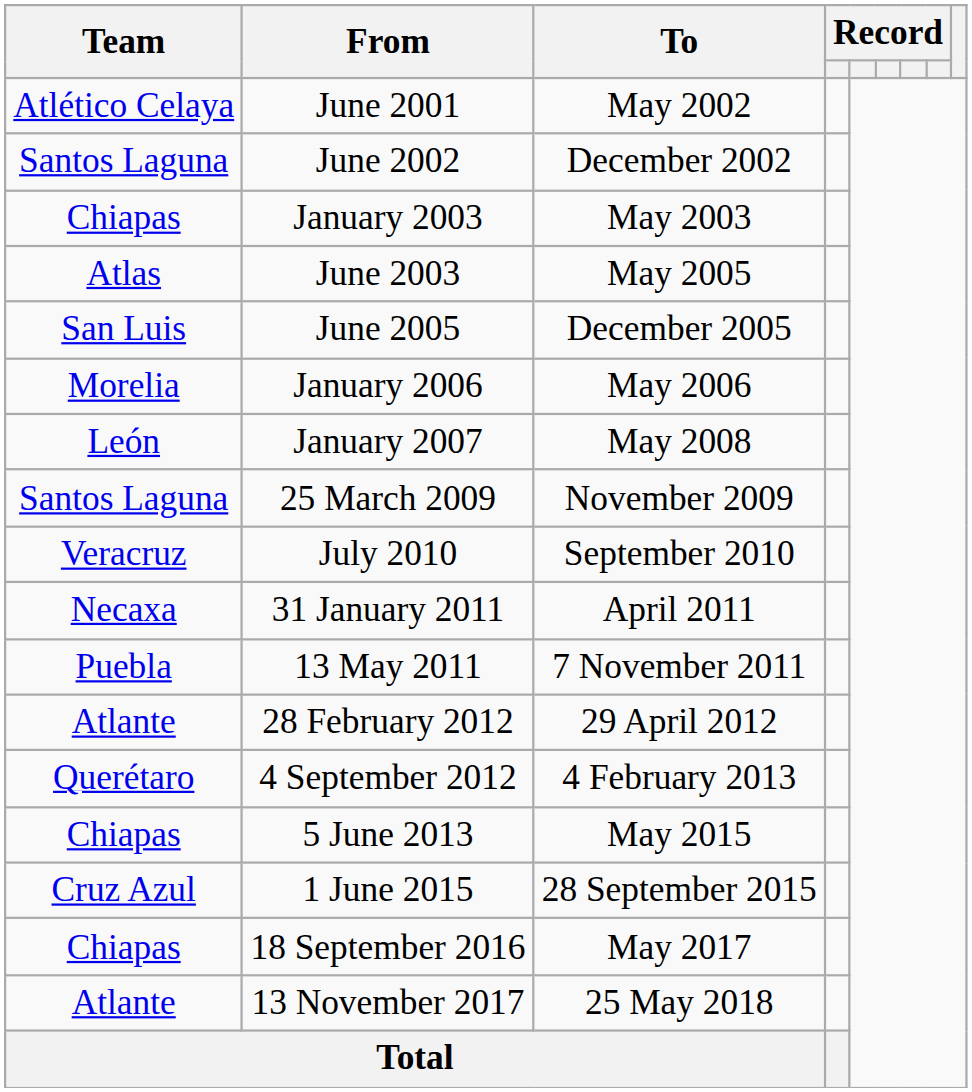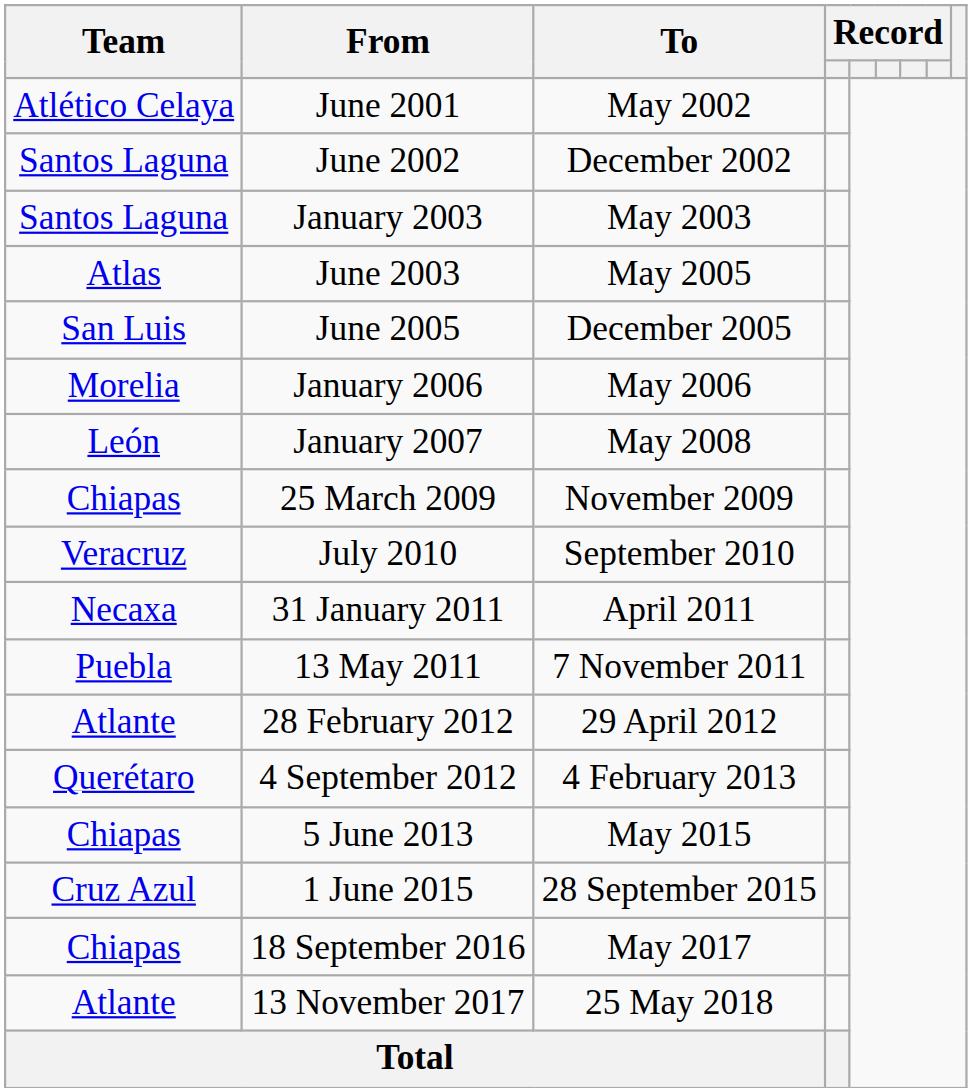(124, 217) Chiapas -> (124, 217) Santos Laguna
(124, 497) Santos Laguna -> (124, 497) Chiapas
